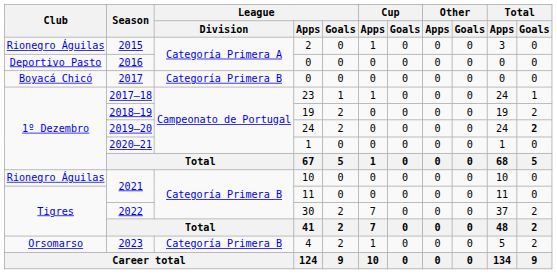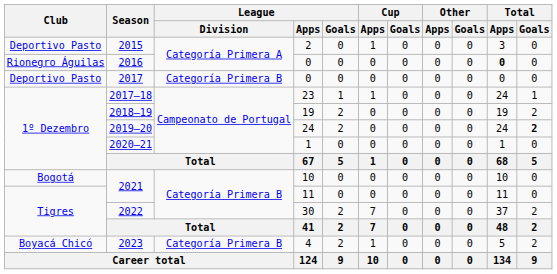(56, 46) Rionegro Águilas -> (56, 46) Deportivo Pasto
(56, 62) Deportivo Pasto -> (56, 62) Rionegro Águilas
(502, 62) normal -> (502, 62) bold
(56, 79) Boyacá Chicó -> (56, 79) Deportivo Pasto
(56, 178) Rionegro Águilas -> (56, 178) Bogotá
(56, 244) Orsomarso -> (56, 244) Boyacá Chicó
